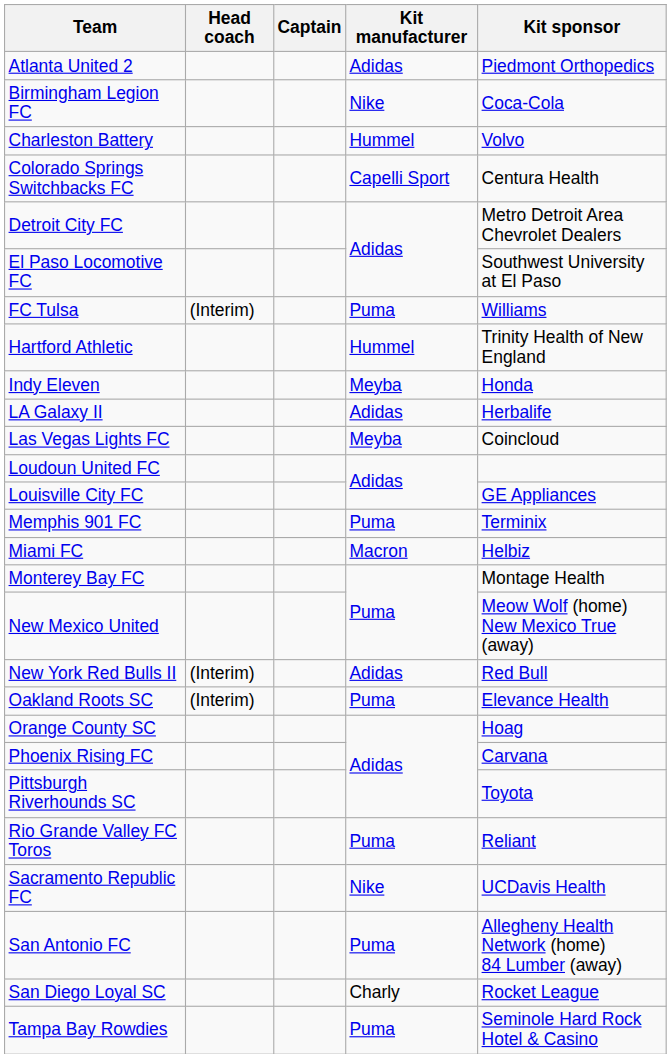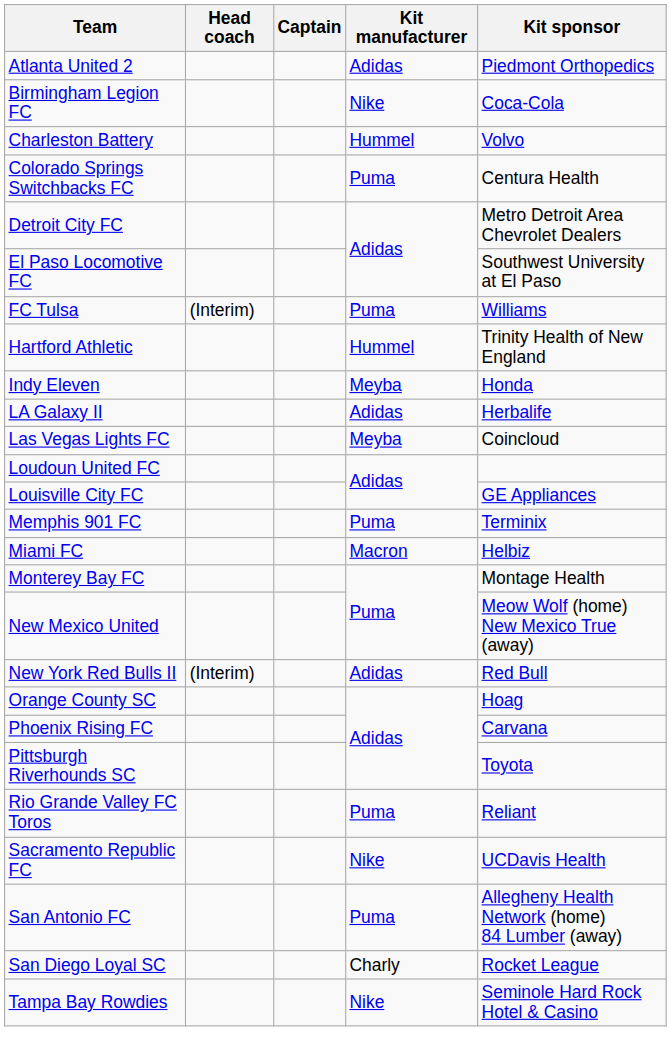(399, 178) Capelli Sport -> (372, 178) Puma
- row: (81, 700)
(372, 1029) Puma -> (367, 1002) Nike
